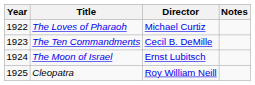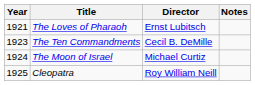(17, 27) 1922 -> (17, 27) 1921
(175, 27) Michael Curtiz -> (175, 27) Ernst Lubitsch
(175, 57) Ernst Lubitsch -> (175, 57) Michael Curtiz
